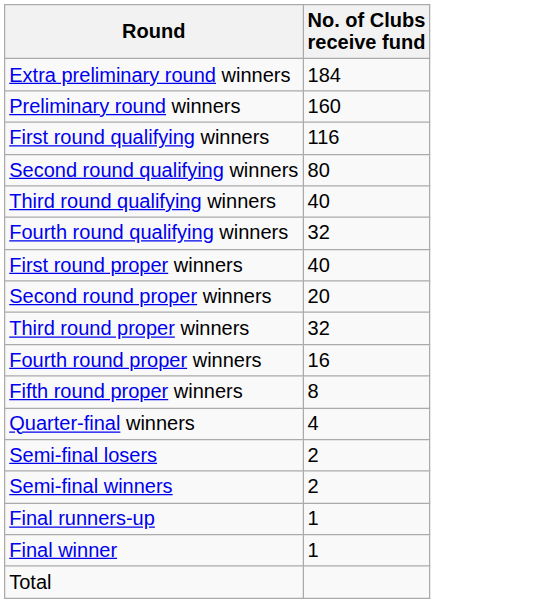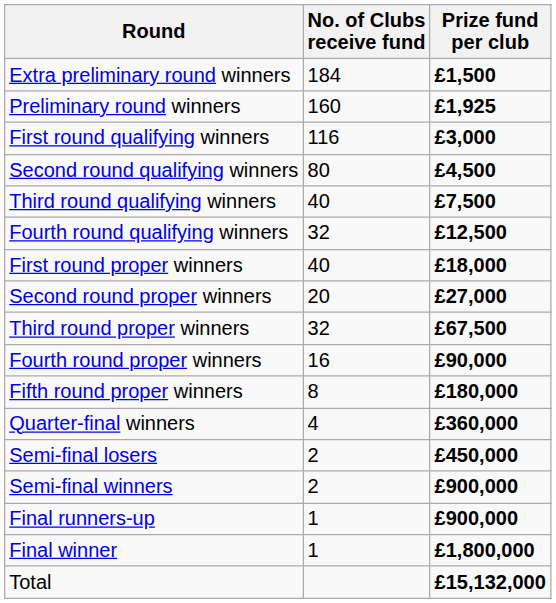+ column: (490, 31)
